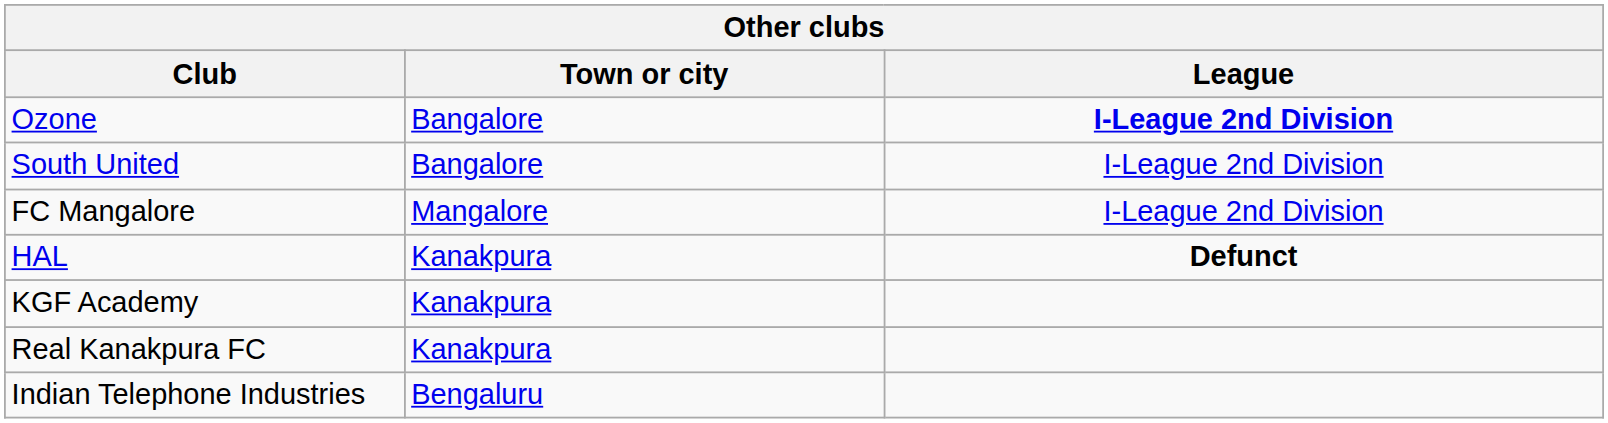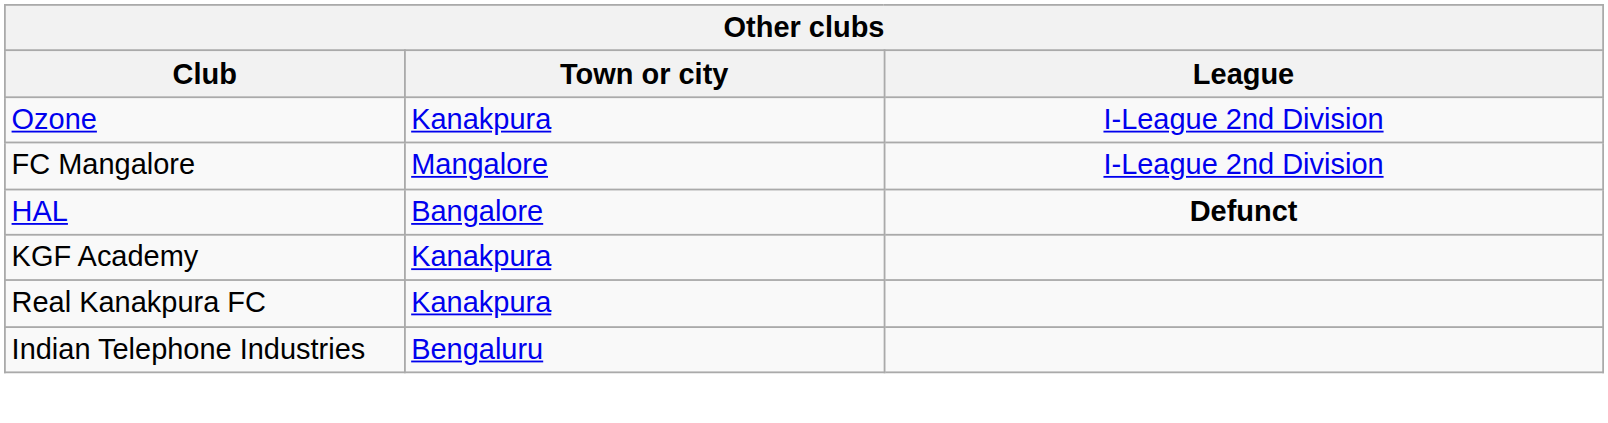(477, 119) Bangalore -> (481, 119) Kanakpura
(1244, 119) bold -> (1244, 119) normal
- row: (95, 165)
(481, 257) Kanakpura -> (477, 211) Bangalore
